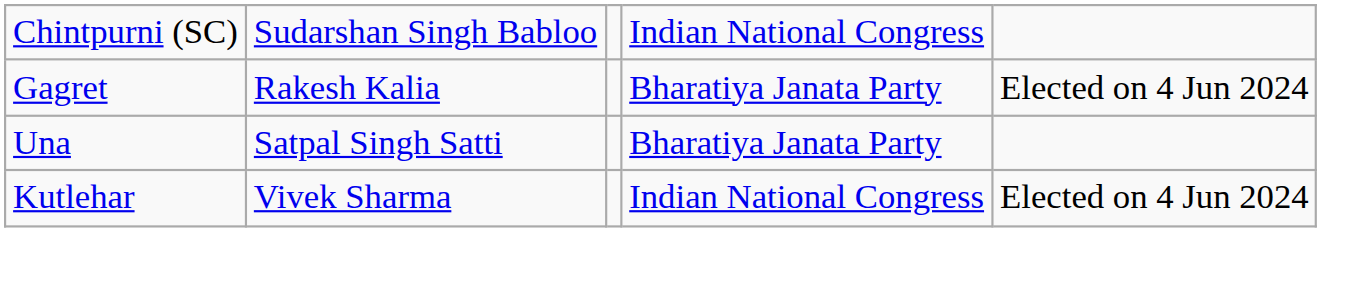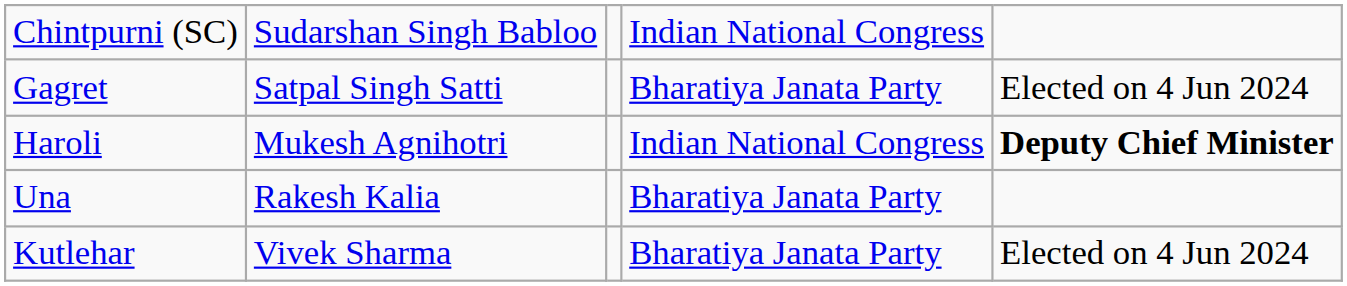(347, 87) Rakesh Kalia -> (378, 87) Satpal Singh Satti
+ row: (57, 142)
(378, 142) Satpal Singh Satti -> (347, 197) Rakesh Kalia
(807, 197) Indian National Congress -> (785, 252) Bharatiya Janata Party
